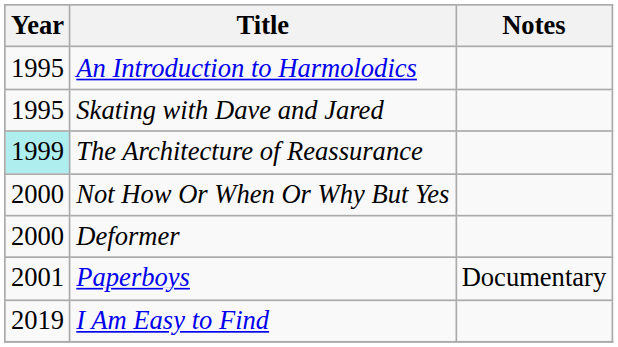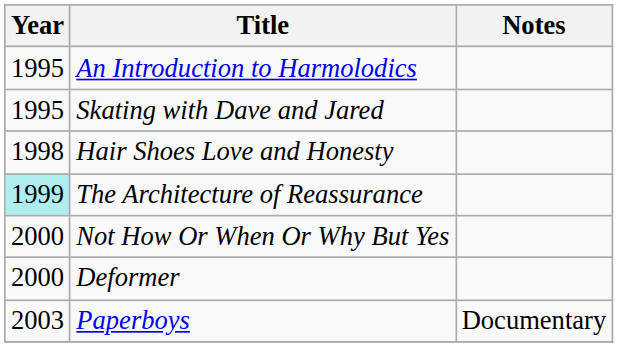+ row: (235, 151)
(38, 278) 2001 -> (38, 320) 2003
- row: (173, 320)
